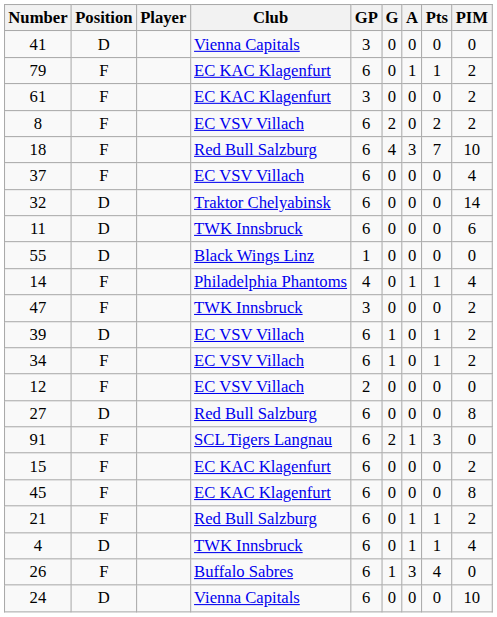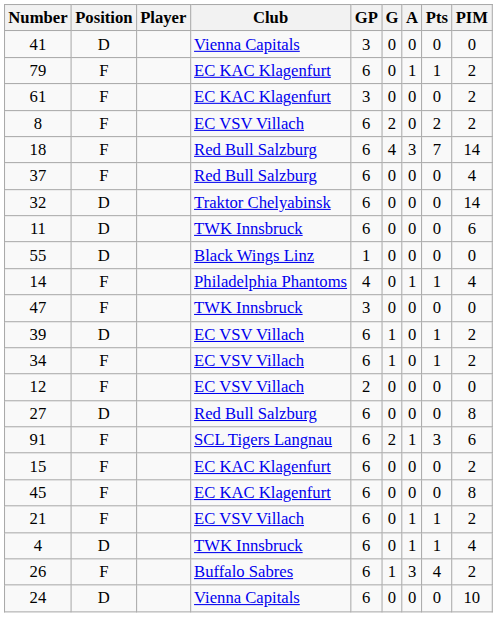(472, 149) 10 -> (472, 149) 14
(249, 176) EC VSV Villach -> (255, 176) Red Bull Salzburg
(472, 307) 2 -> (472, 307) 0
(472, 439) 0 -> (472, 439) 6
(255, 519) Red Bull Salzburg -> (249, 519) EC VSV Villach
(472, 571) 0 -> (472, 571) 2
